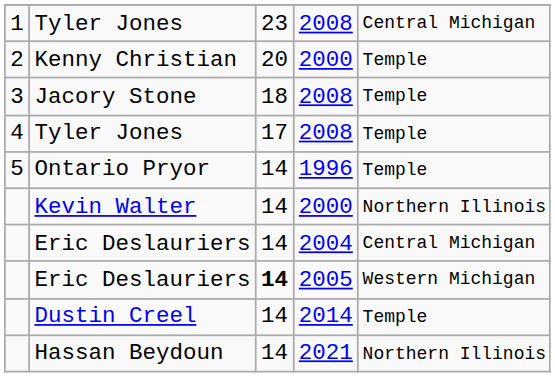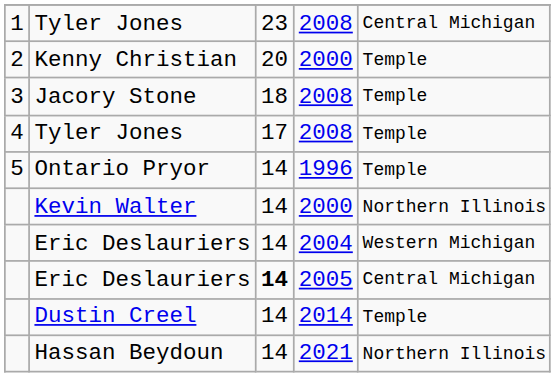(449, 243) Central Michigan -> (449, 243) Western Michigan
(449, 280) Western Michigan -> (449, 280) Central Michigan
